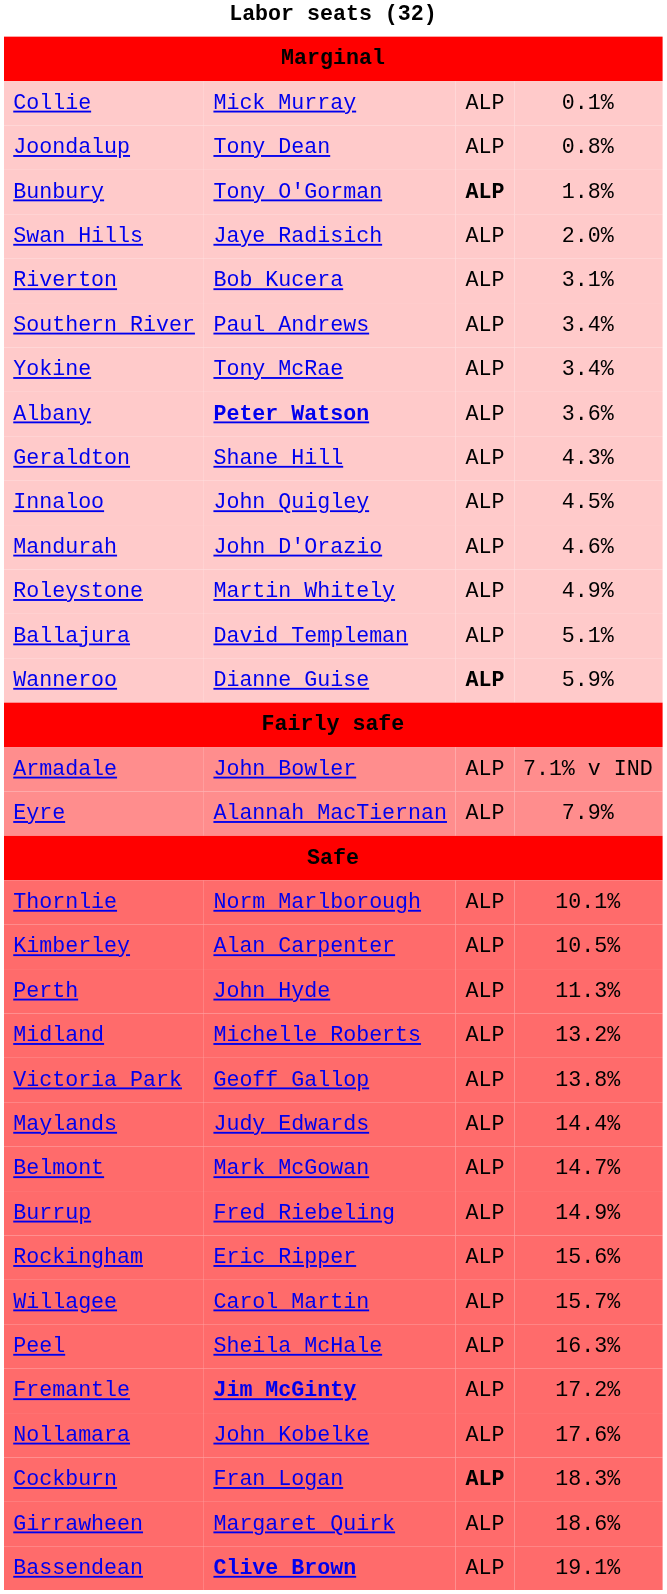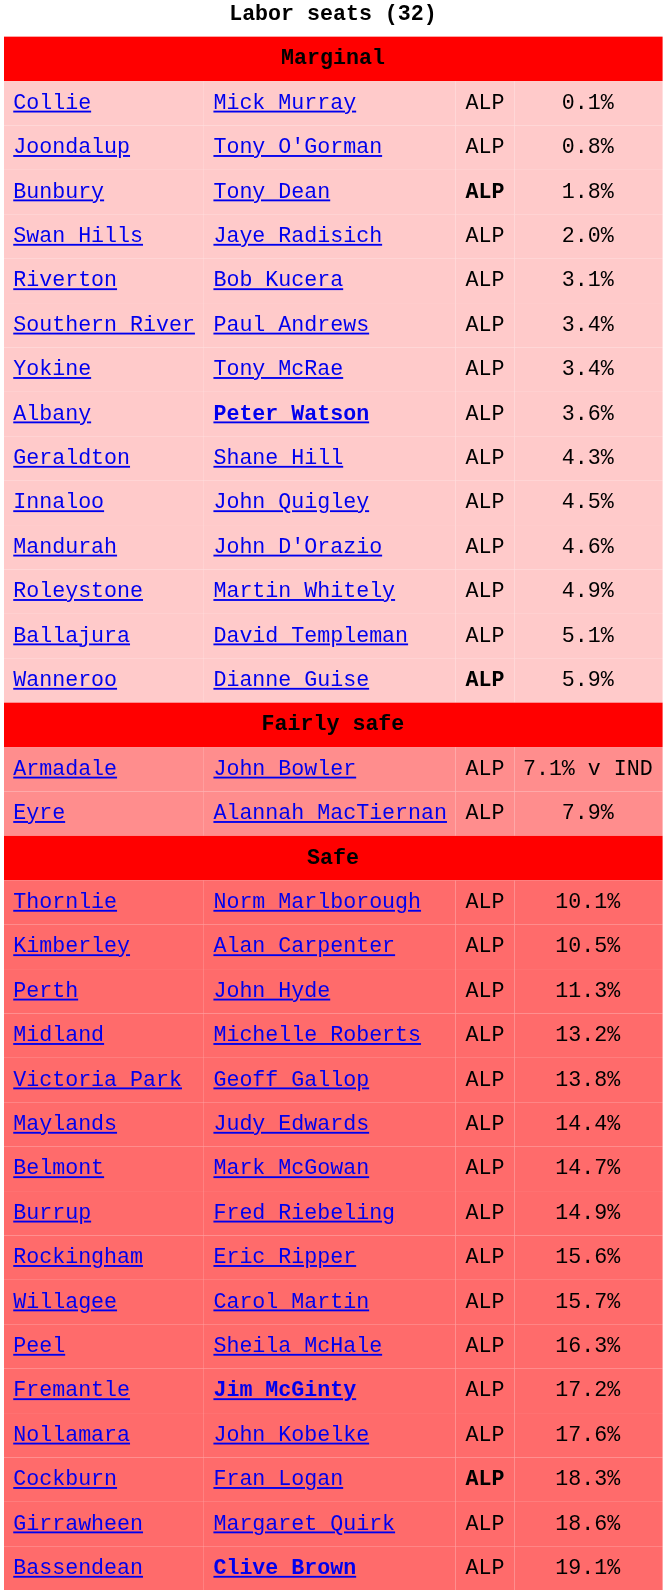(272, 147) Tony Dean -> (298, 147) Tony O'Gorman
(298, 191) Tony O'Gorman -> (272, 191) Tony Dean
